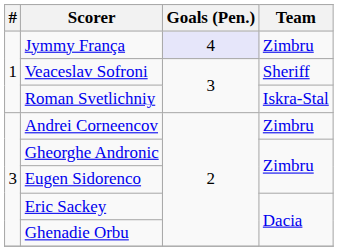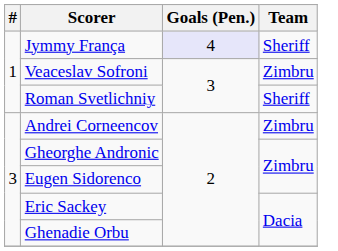(288, 44) Zimbru -> (286, 44) Sheriff
(286, 71) Sheriff -> (288, 71) Zimbru
(296, 98) Iskra-Stal -> (286, 98) Sheriff
